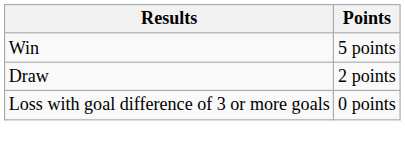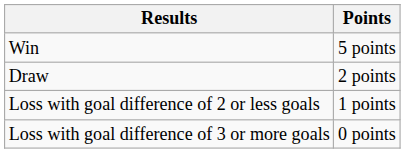+ row: (164, 104)
